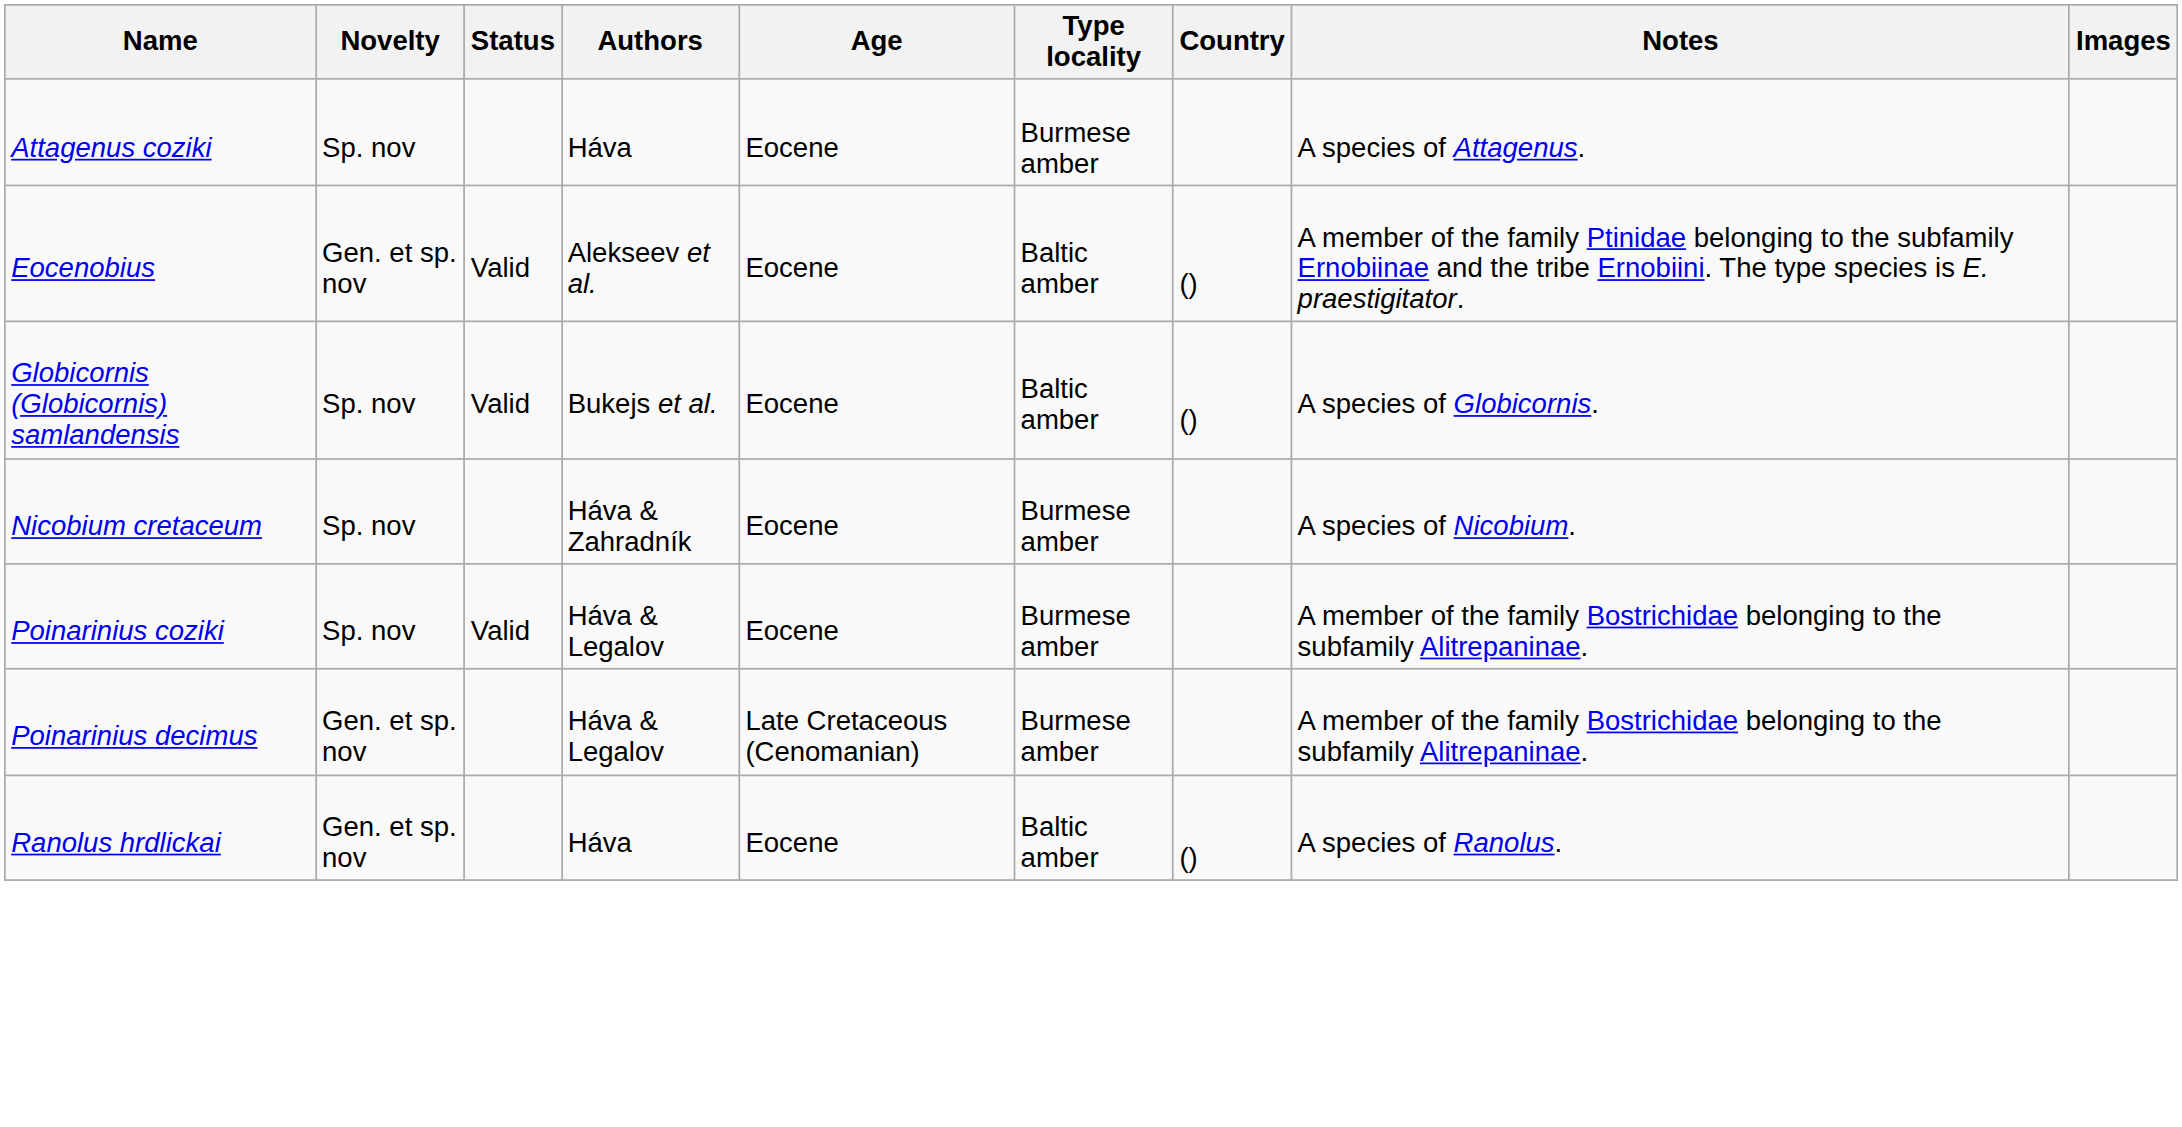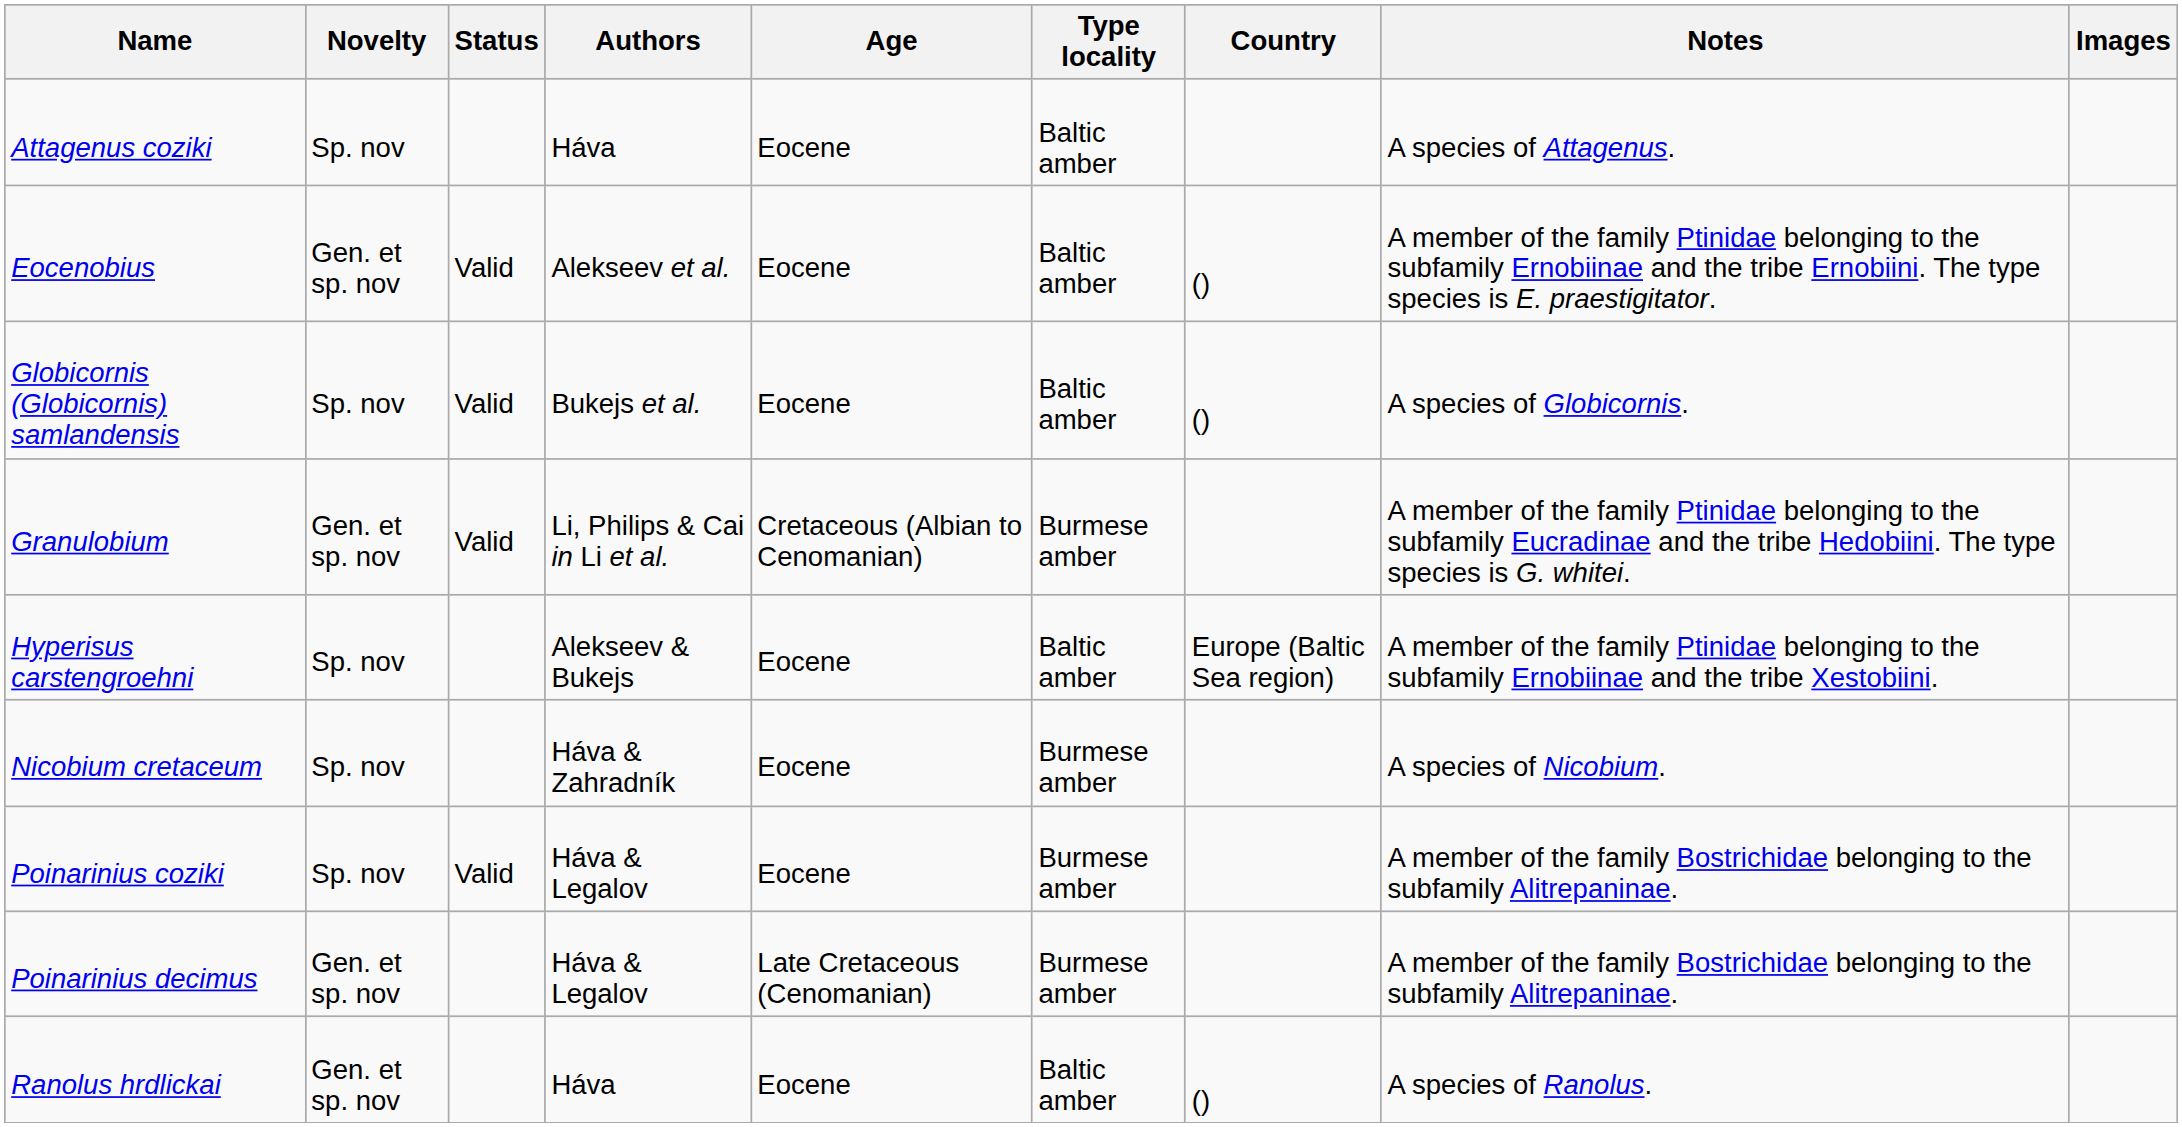(1076, 147) Burmese amber -> (1077, 147) Baltic amber
+ row: (90, 541)
+ row: (102, 662)
